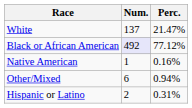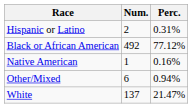rows swapped: (19, 29) <-> (46, 95)
(132, 45) lavender background -> (132, 45) no background
